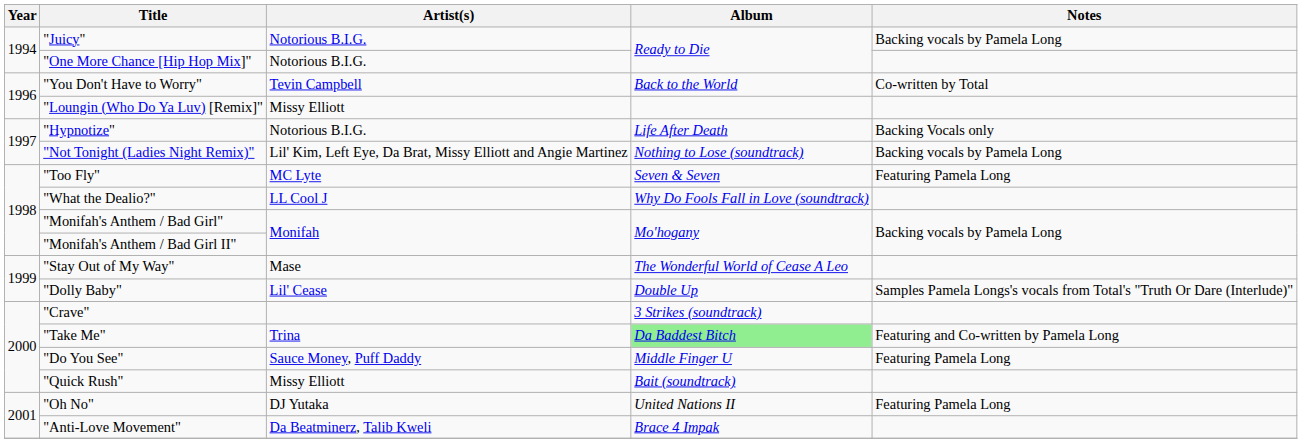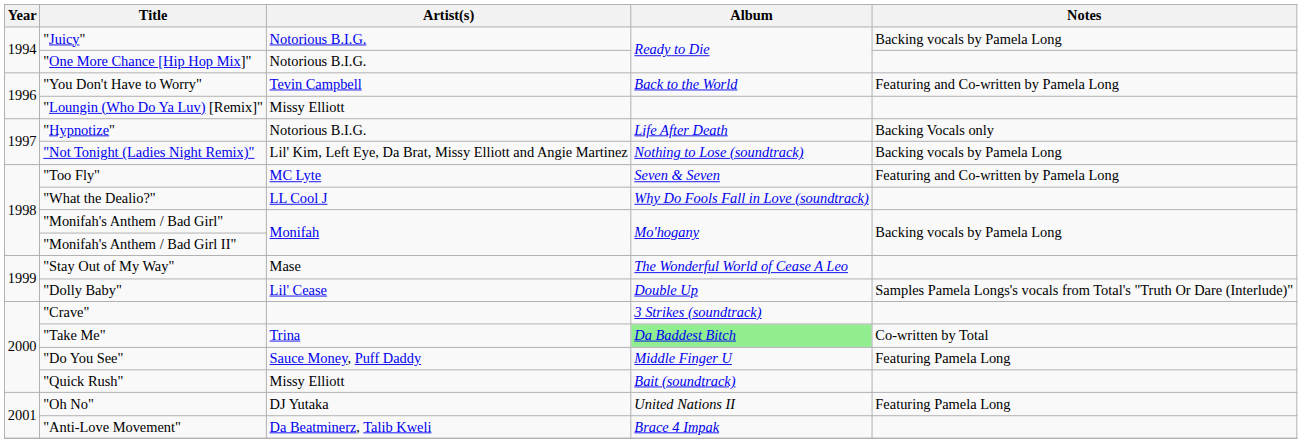(932, 84) Co-written by Total -> (997, 84) Featuring and Co-written by Pamela Long
(943, 175) Featuring Pamela Long -> (997, 175) Featuring and Co-written by Pamela Long
(997, 335) Featuring and Co-written by Pamela Long -> (932, 335) Co-written by Total
